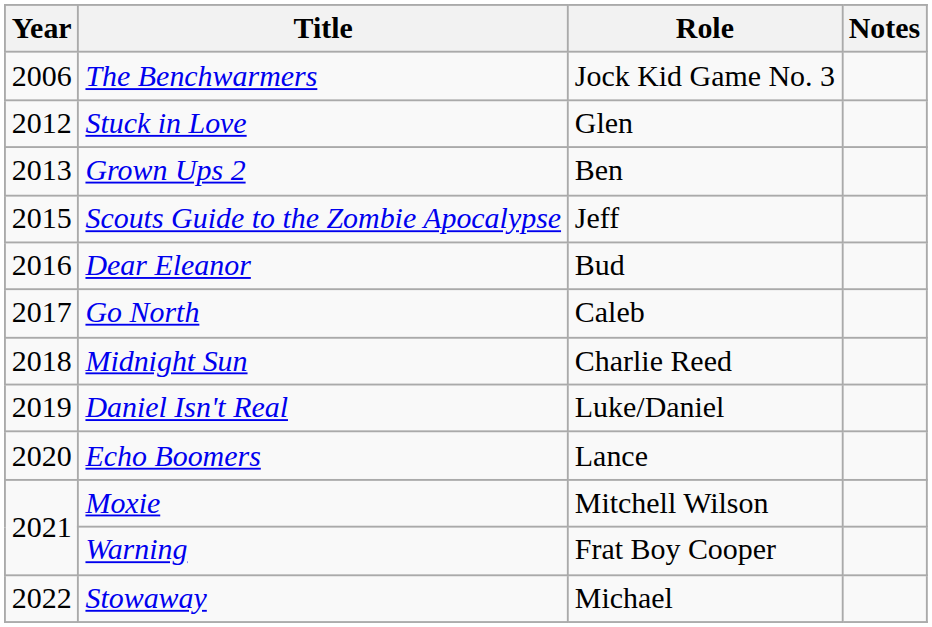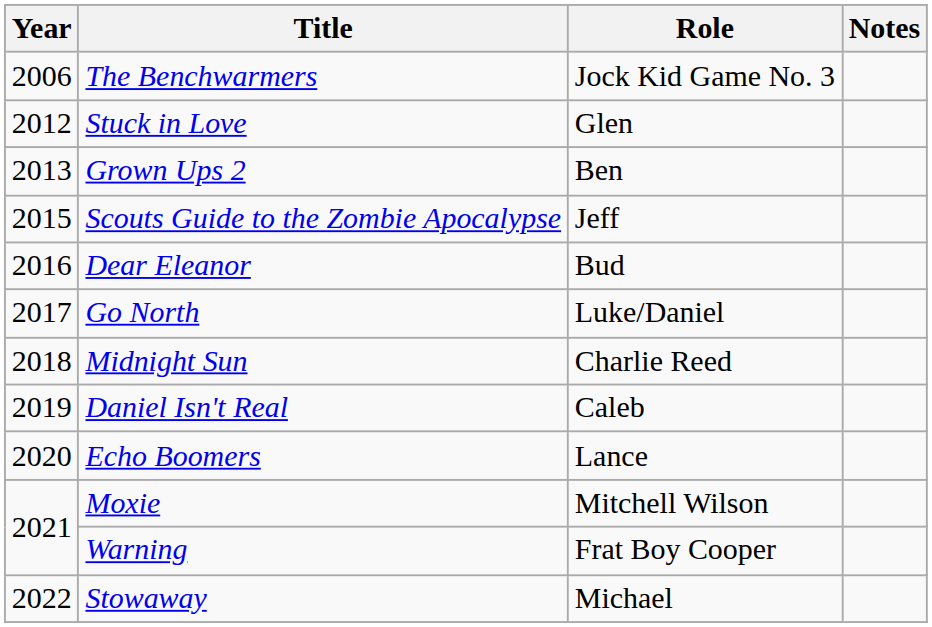(610, 312) Caleb -> (650, 312) Luke/Daniel
(650, 407) Luke/Daniel -> (610, 407) Caleb
